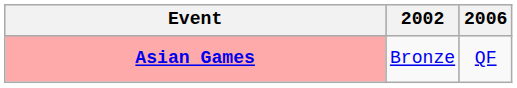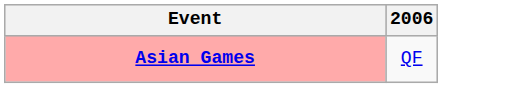- column: (423, 20)
